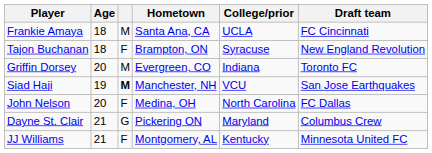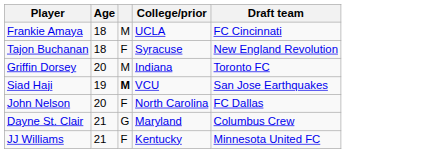- column: (176, 13)
